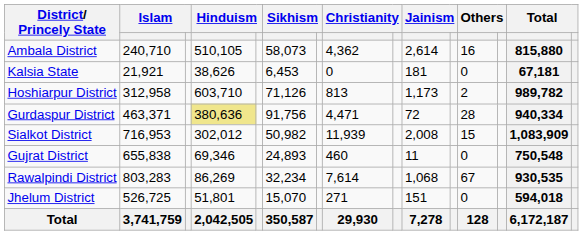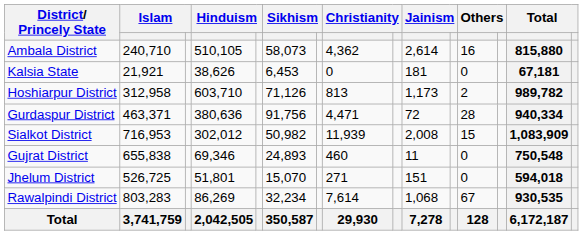(218, 114) khaki background -> (218, 114) no background
rows swapped: (51, 198) <-> (62, 177)
